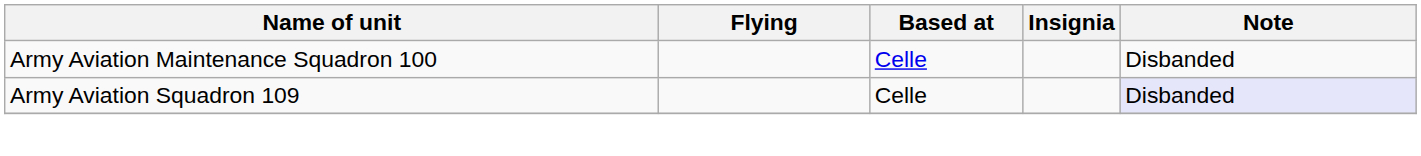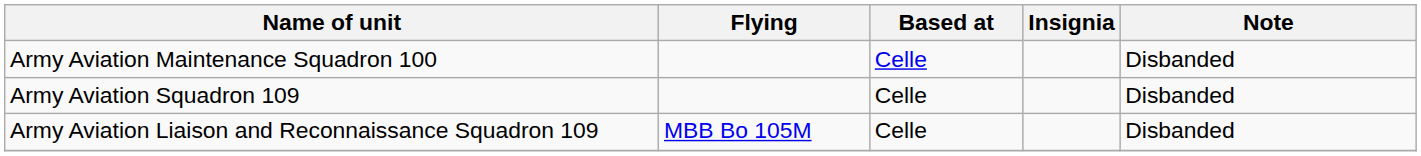(1180, 95) lavender background -> (1180, 95) no background
+ row: (304, 131)
